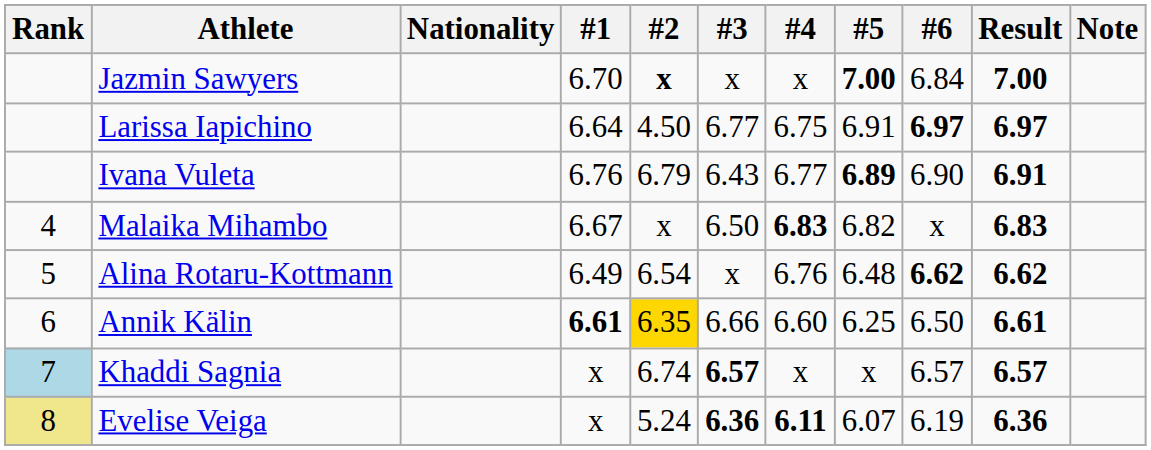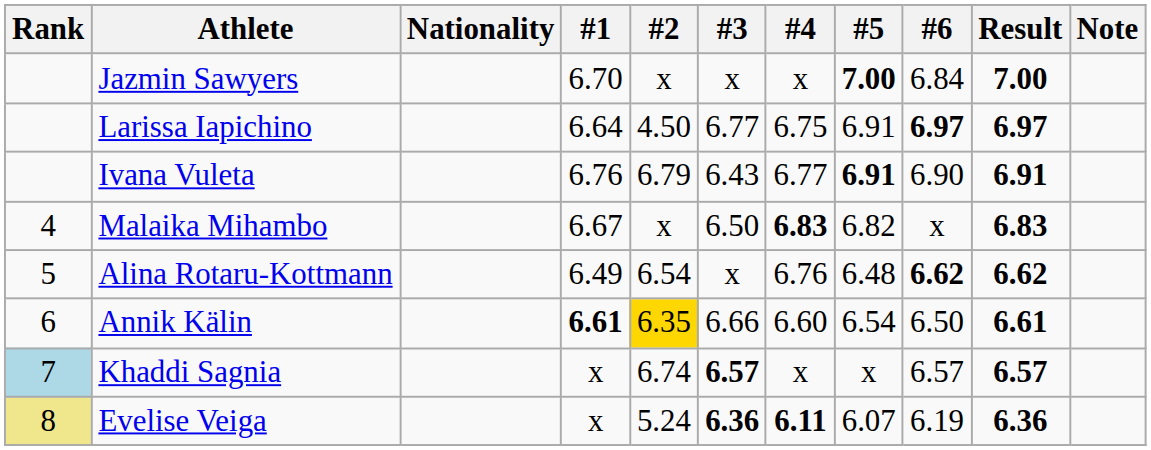(664, 77) bold -> (664, 77) normal
(869, 175) 6.89 -> (869, 175) 6.91
(869, 322) 6.25 -> (869, 322) 6.54
